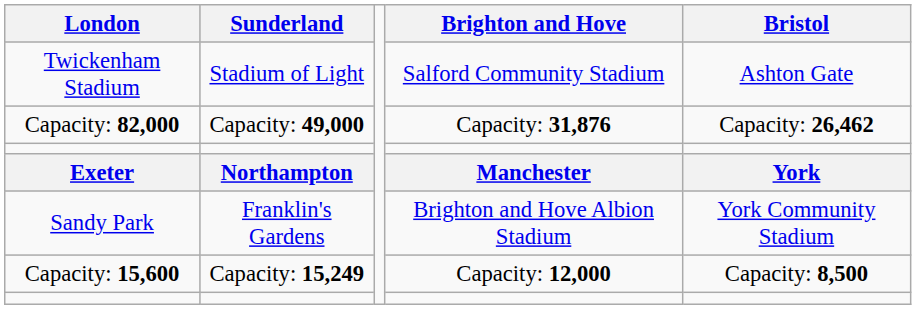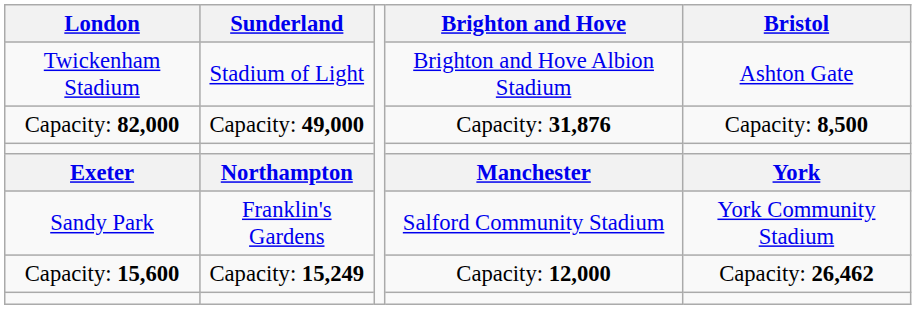(534, 74) Salford Community Stadium -> (534, 74) Brighton and Hove Albion Stadium
(796, 124) Capacity: 26,462 -> (796, 124) Capacity: 8,500
(534, 224) Brighton and Hove Albion Stadium -> (534, 224) Salford Community Stadium
(796, 274) Capacity: 8,500 -> (796, 274) Capacity: 26,462
